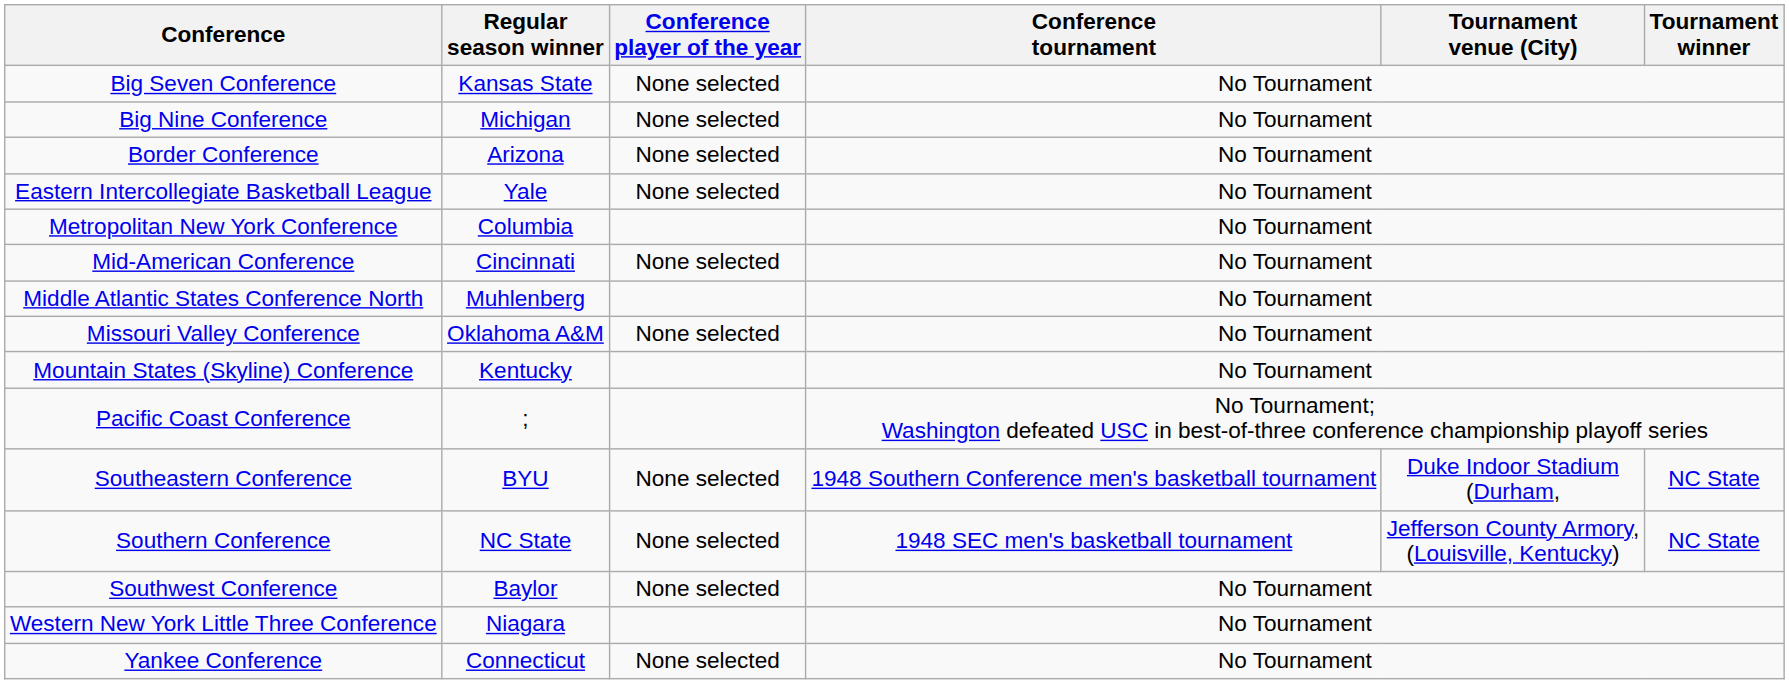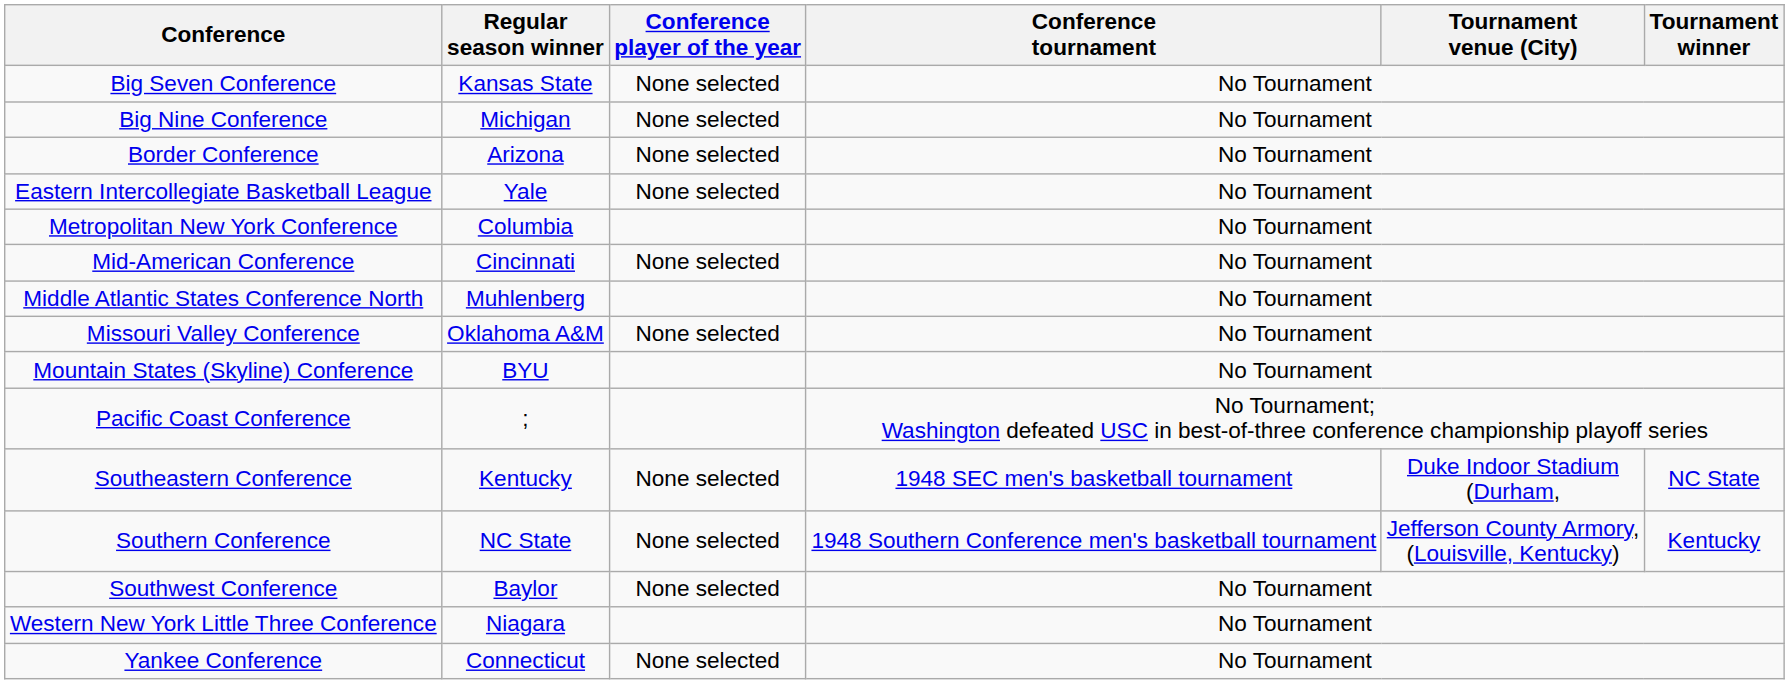(525, 369) Kentucky -> (525, 369) BYU
(525, 479) BYU -> (525, 479) Kentucky
(1094, 479) 1948 Southern Conference men's basketball tournament -> (1094, 479) 1948 SEC men's basketball tournament
(1094, 540) 1948 SEC men's basketball tournament -> (1094, 540) 1948 Southern Conference men's basketball tournament
(1714, 540) NC State -> (1714, 540) Kentucky
